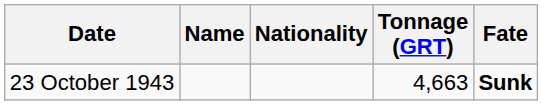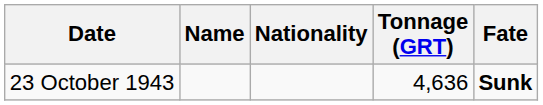(441, 81) 4,663 -> (441, 81) 4,636
